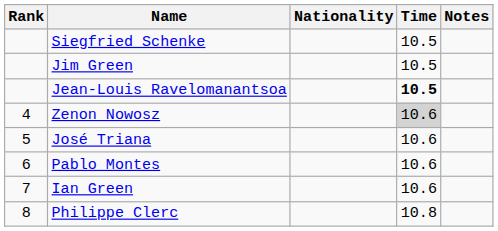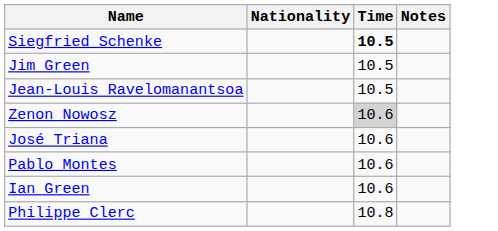- column: (26, 17)
(419, 41) normal -> (375, 41) bold
(419, 91) bold -> (375, 91) normal
